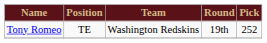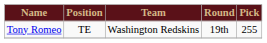(249, 29) 252 -> (249, 29) 255
